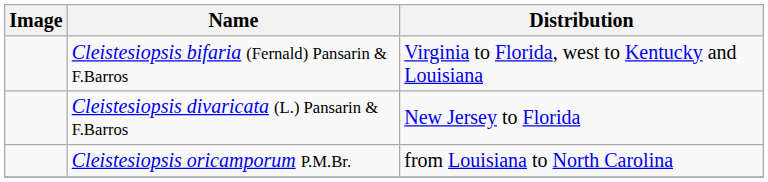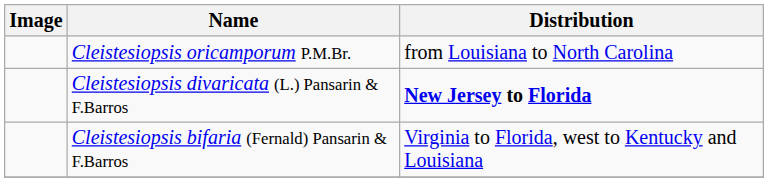rows swapped: (229, 63) <-> (211, 160)
(492, 117) normal -> (498, 95) bold
